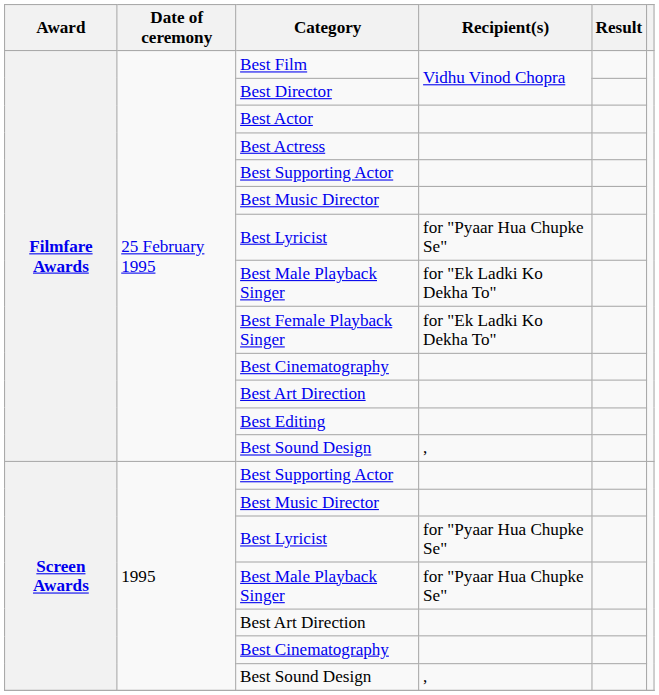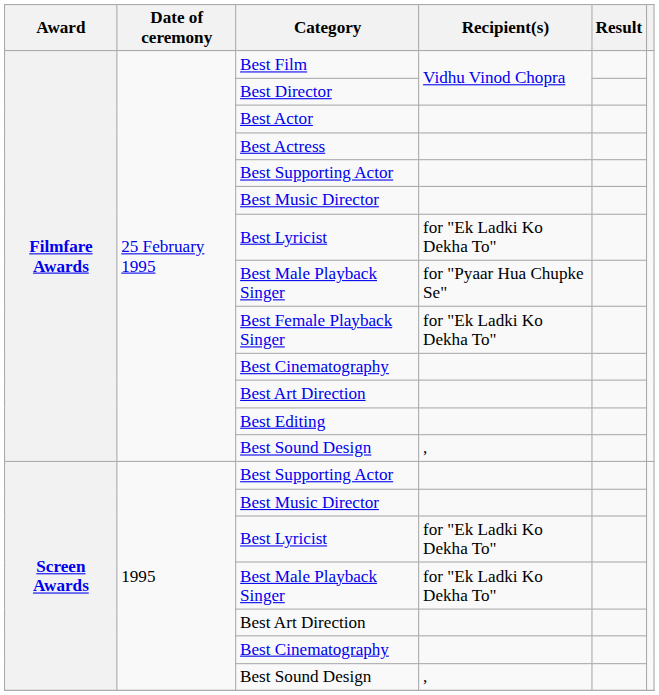(503, 237) for "Pyaar Hua Chupke Se" -> (483, 237) for "Ek Ladki Ko Dekha To"
(483, 283) for "Ek Ladki Ko Dekha To" -> (503, 283) for "Pyaar Hua Chupke Se"
(503, 539) for "Pyaar Hua Chupke Se" -> (483, 539) for "Ek Ladki Ko Dekha To"
(503, 585) for "Pyaar Hua Chupke Se" -> (483, 585) for "Ek Ladki Ko Dekha To"
